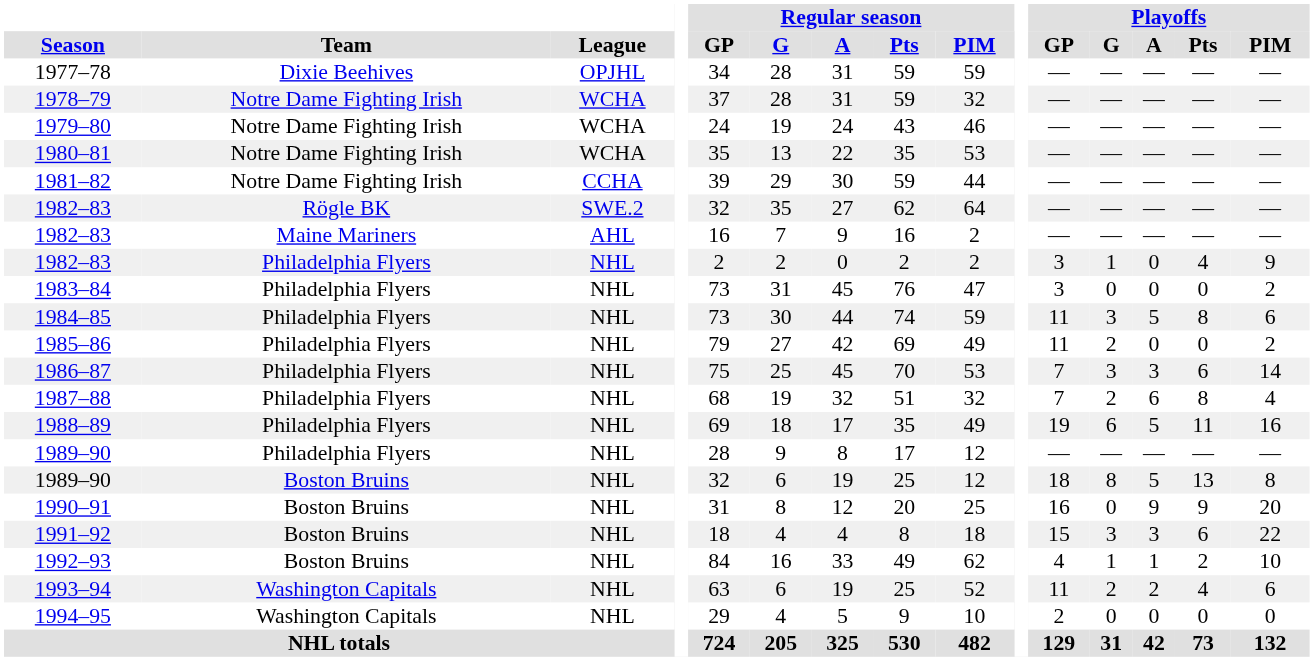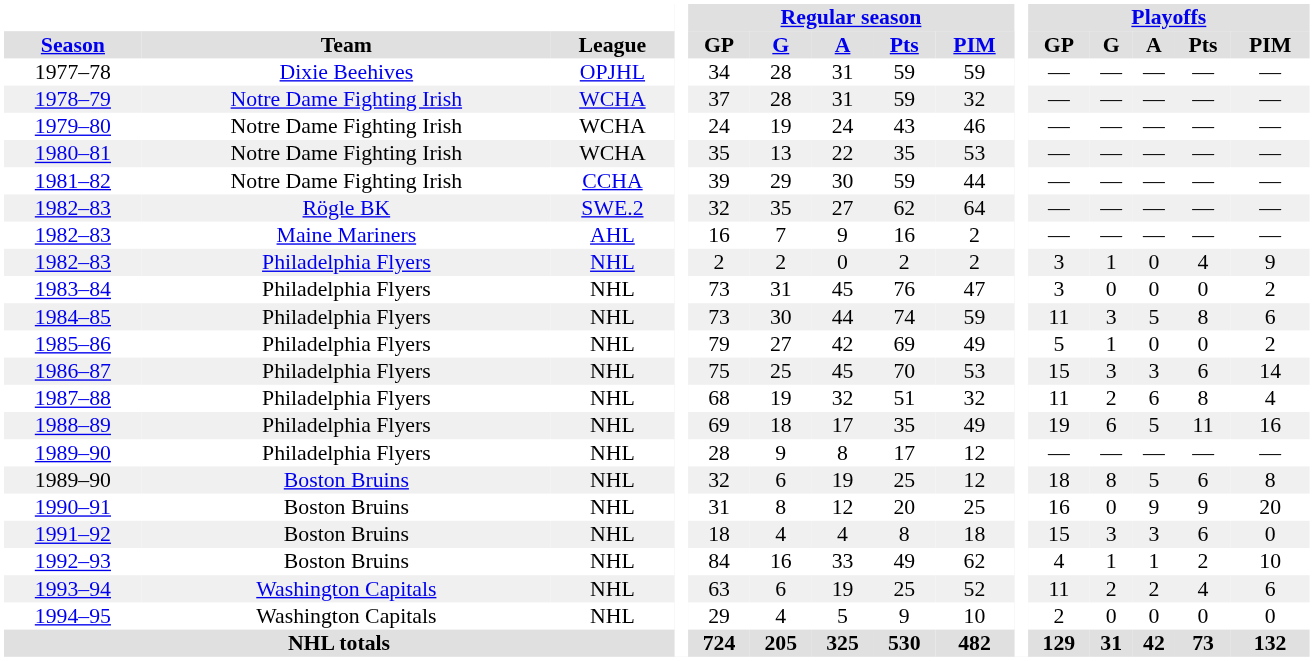(1059, 343) 11 -> (1059, 343) 5
(1111, 343) 2 -> (1111, 343) 1
(1059, 371) 7 -> (1059, 371) 15
(1059, 398) 7 -> (1059, 398) 11
(1203, 479) 13 -> (1203, 479) 6
(1270, 534) 22 -> (1270, 534) 0
